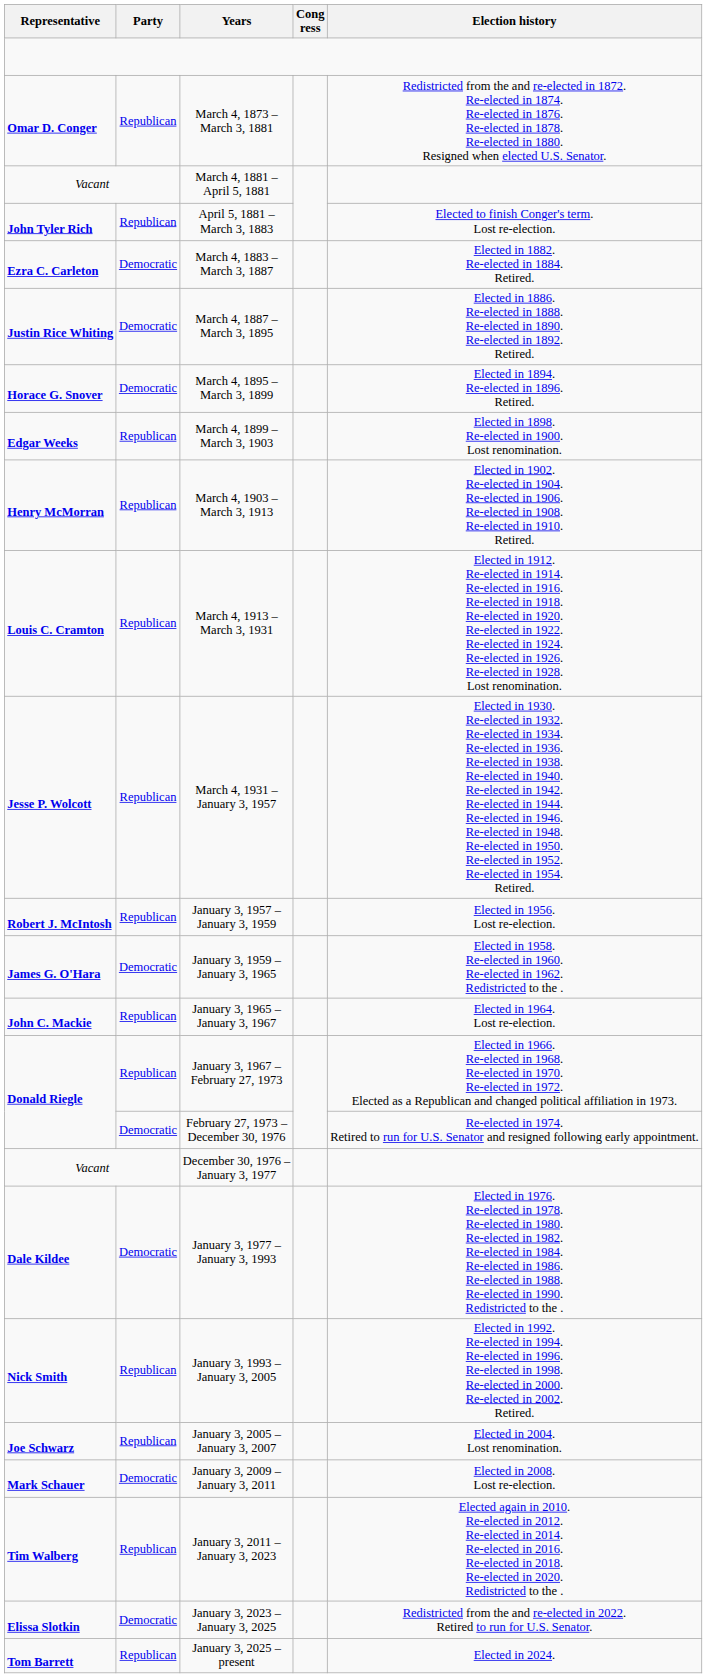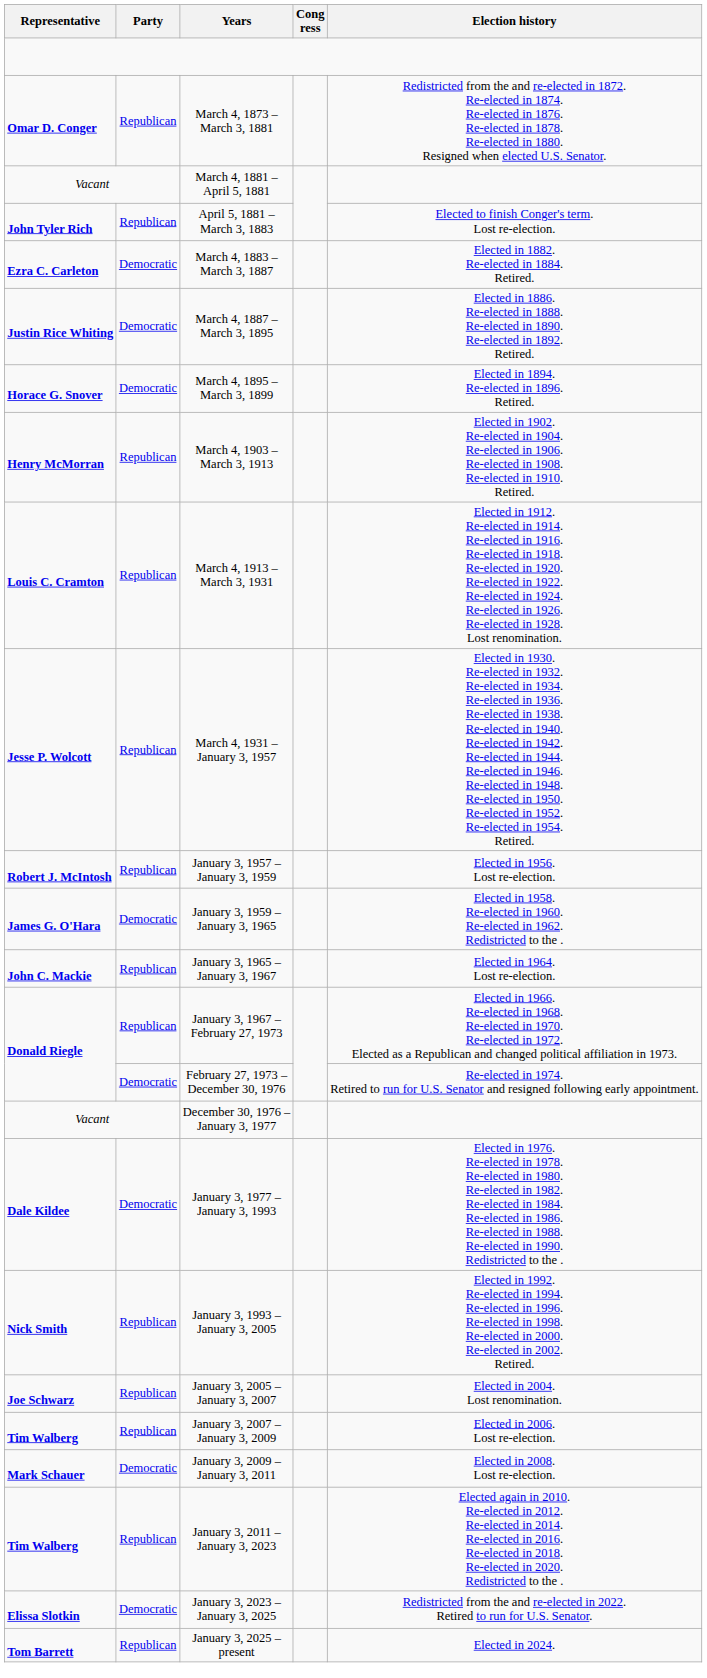- row: (237, 436)
+ row: (237, 1430)
